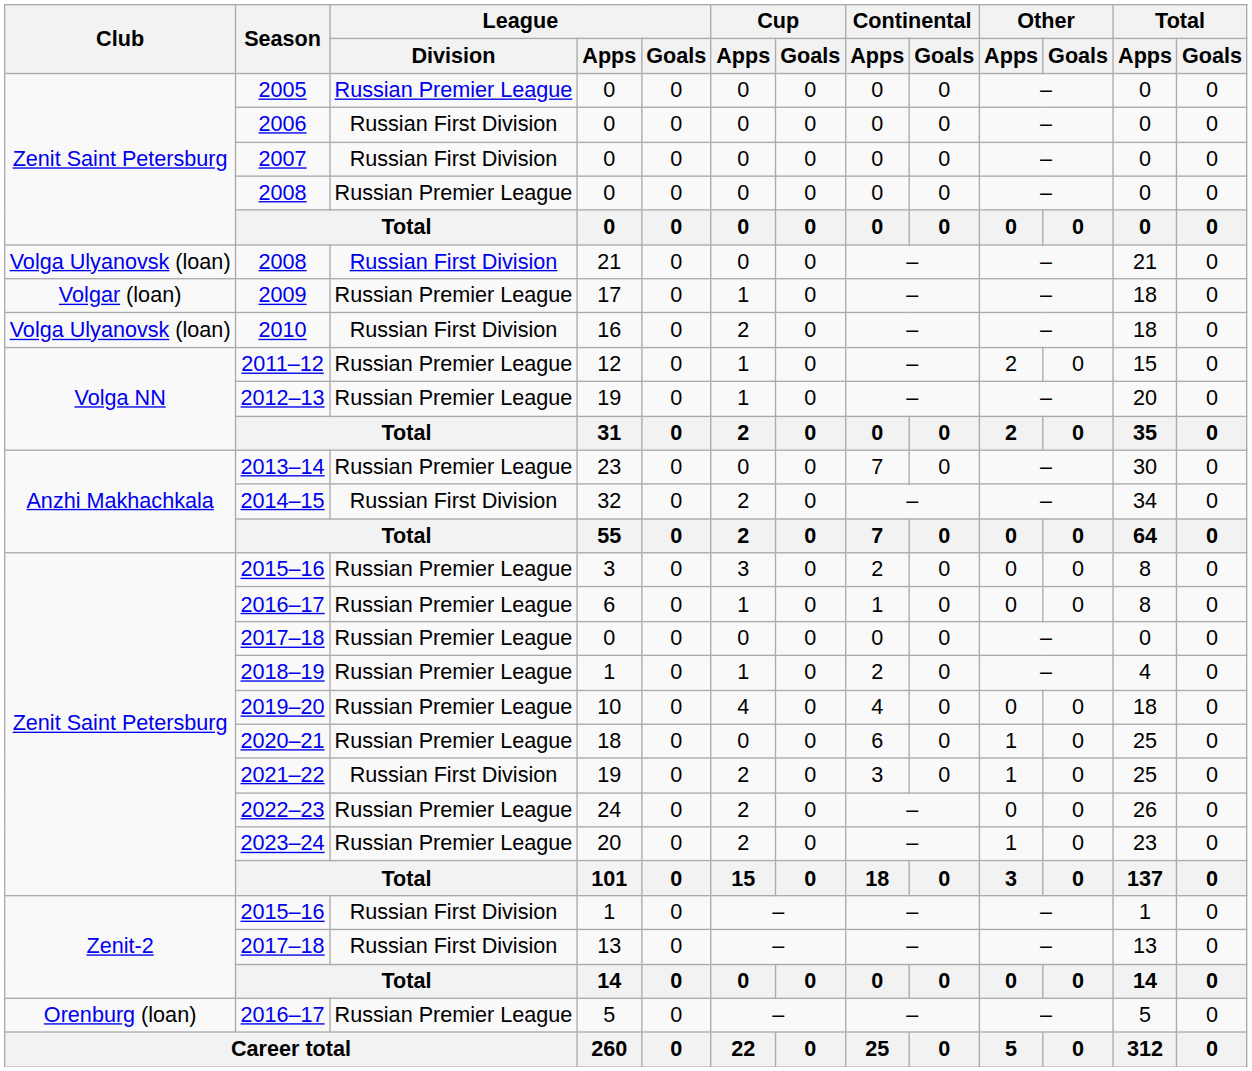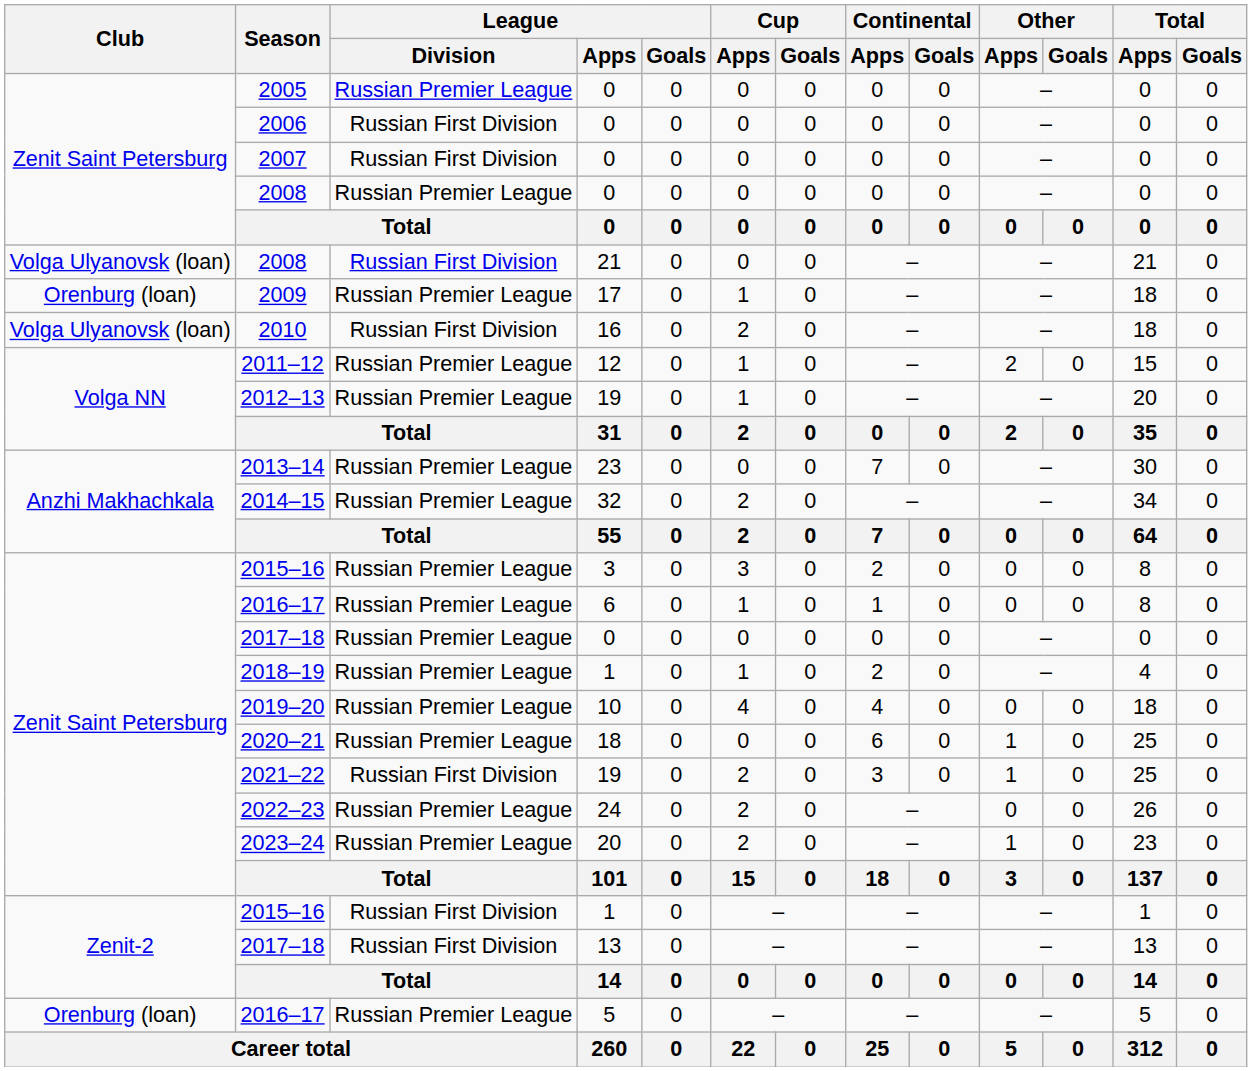(120, 295) Volgar (loan) -> (120, 295) Orenburg (loan)
(453, 501) Russian First Division -> (453, 501) Russian Premier League
